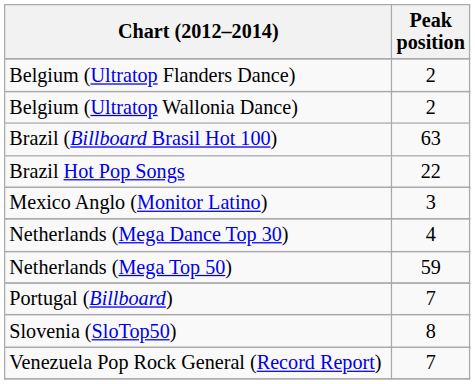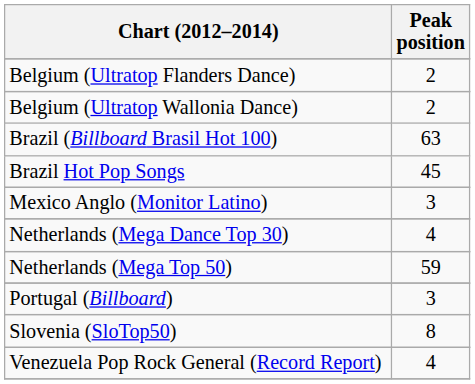(431, 171) 22 -> (431, 171) 45
(431, 298) 7 -> (431, 298) 3
(431, 362) 7 -> (431, 362) 4
